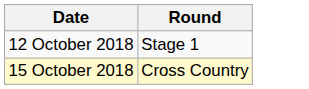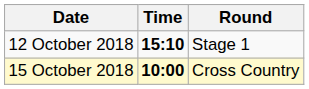+ column: (163, 17)
